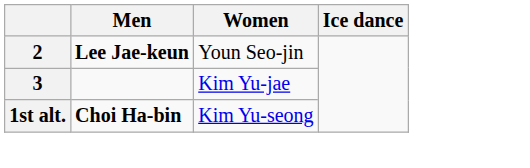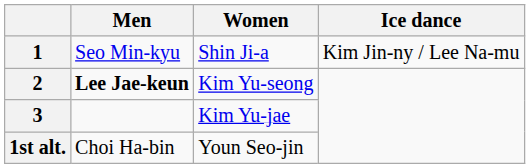+ row: (38, 52)
(251, 52) Youn Seo-jin -> (256, 83) Kim Yu-seong
(128, 115) bold -> (125, 147) normal
(256, 115) Kim Yu-seong -> (251, 147) Youn Seo-jin
